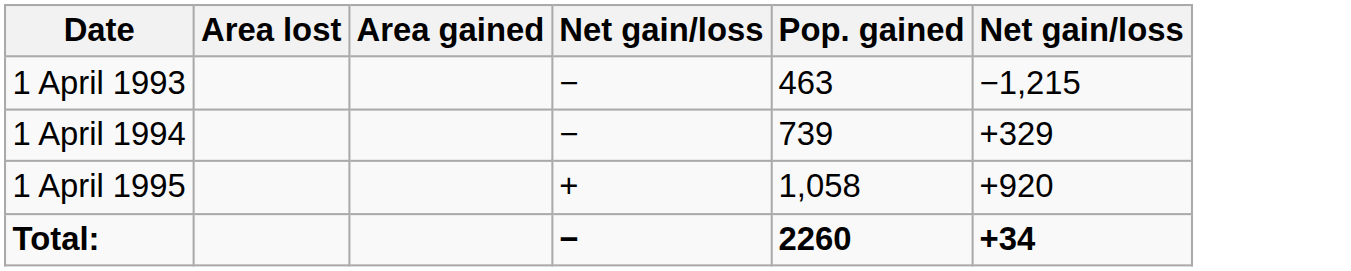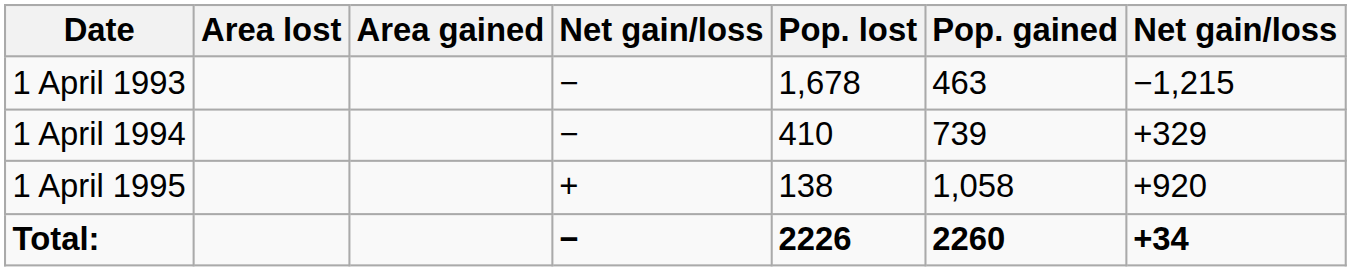+ column: (848, 30)
